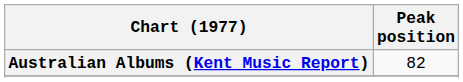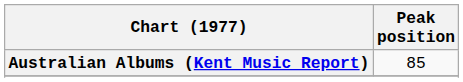(416, 63) 82 -> (416, 63) 85
